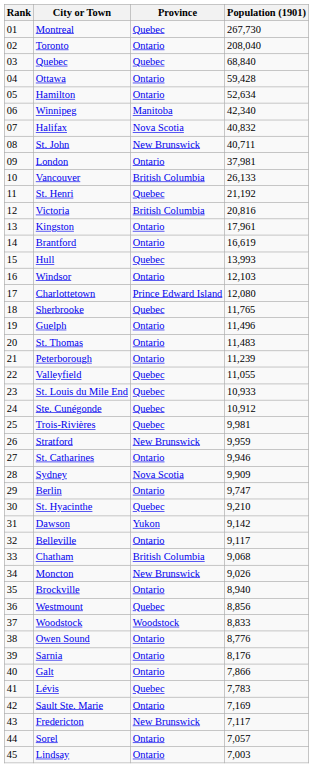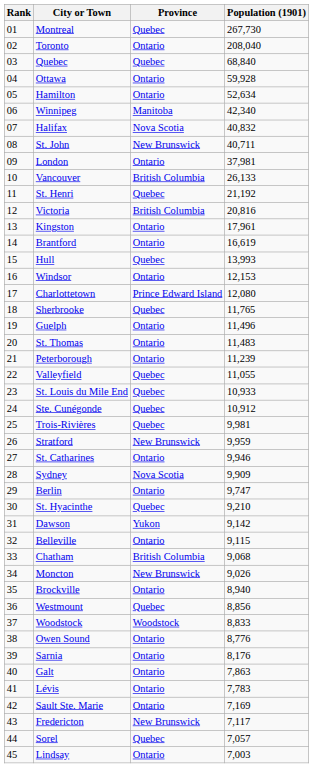(241, 78) 59,428 -> (241, 78) 59,928
(241, 276) 12,103 -> (241, 276) 12,153
(239, 540) 9,117 -> (239, 540) 9,115
(239, 672) 7,866 -> (239, 672) 7,863
(149, 688) Quebec -> (149, 688) Ontario
(149, 738) Ontario -> (149, 738) Quebec
